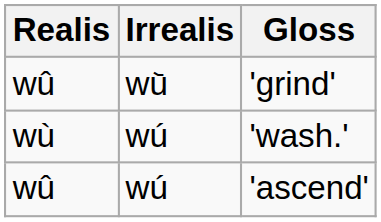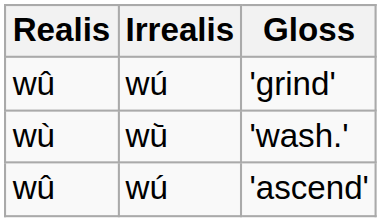(147, 83) wu᷅ -> (147, 83) wú
(147, 135) wú -> (147, 135) wu᷅
